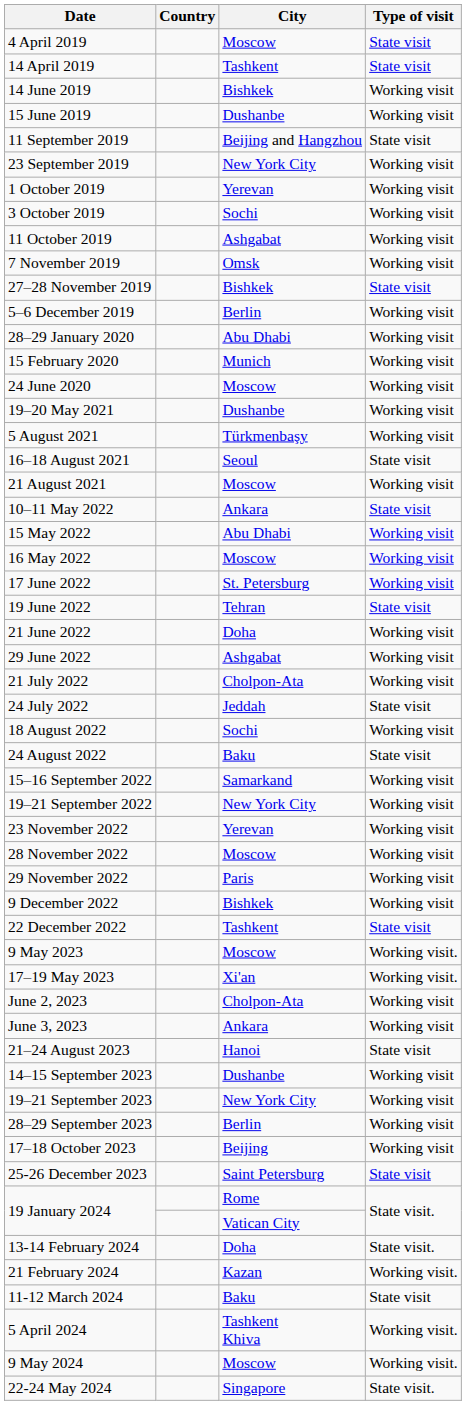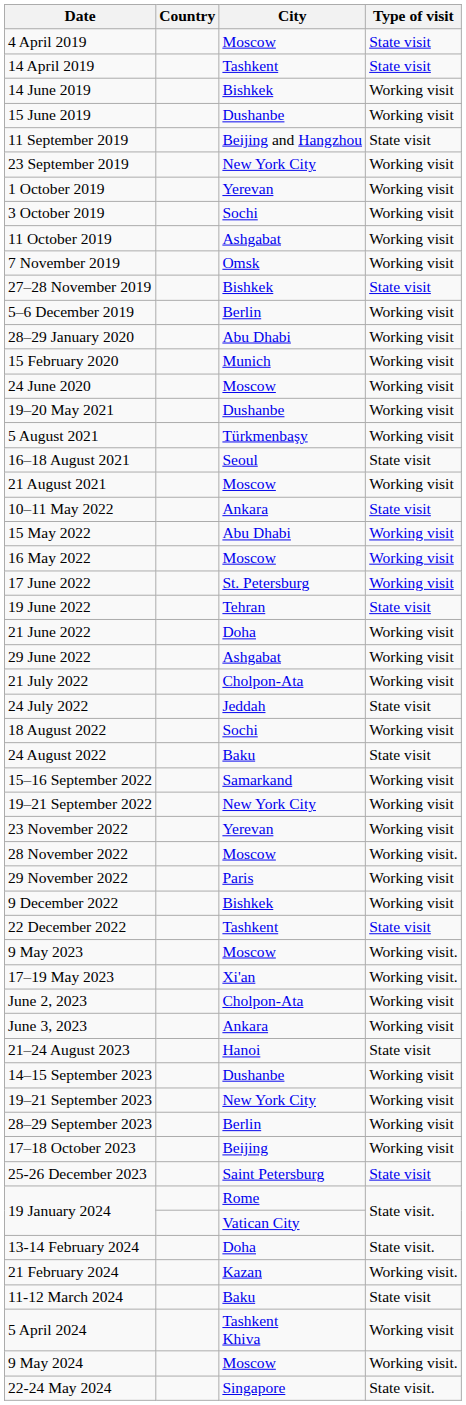(411, 853) Working visit -> (413, 853) Working visit.
(413, 1330) Working visit. -> (411, 1330) Working visit
